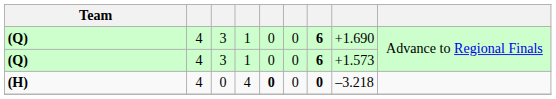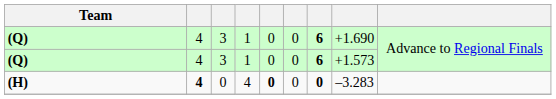(199, 82) normal -> (199, 82) bold
(355, 82) –3.218 -> (355, 82) –3.283
